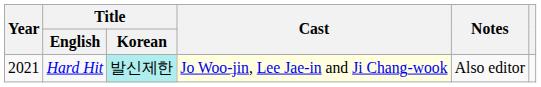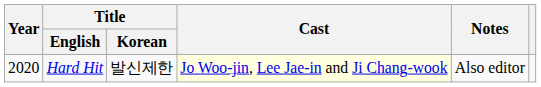(24, 68) 2021 -> (24, 68) 2020
(142, 67) paleturquoise background -> (142, 67) no background
